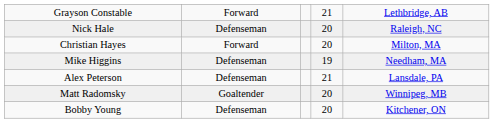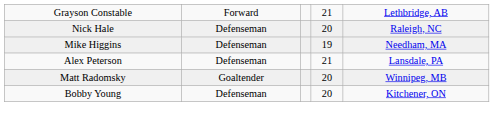- row: (93, 45)
